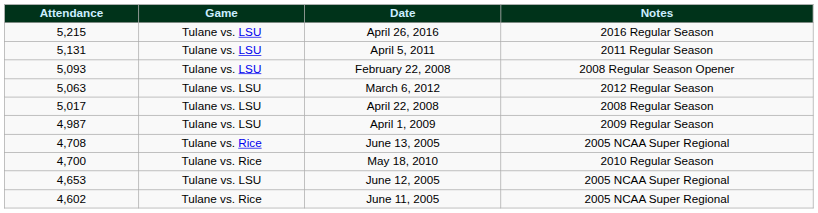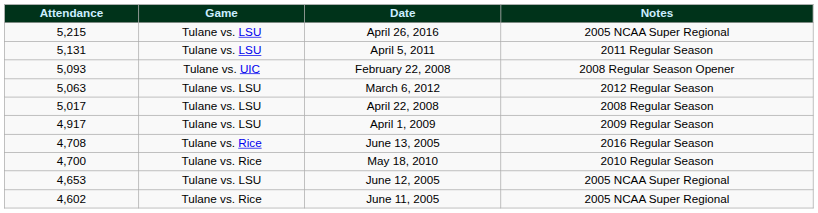(657, 32) 2016 Regular Season -> (657, 32) 2005 NCAA Super Regional
(222, 69) Tulane vs. LSU -> (222, 69) Tulane vs. UIC
(71, 124) 4,987 -> (71, 124) 4,917
(657, 143) 2005 NCAA Super Regional -> (657, 143) 2016 Regular Season
